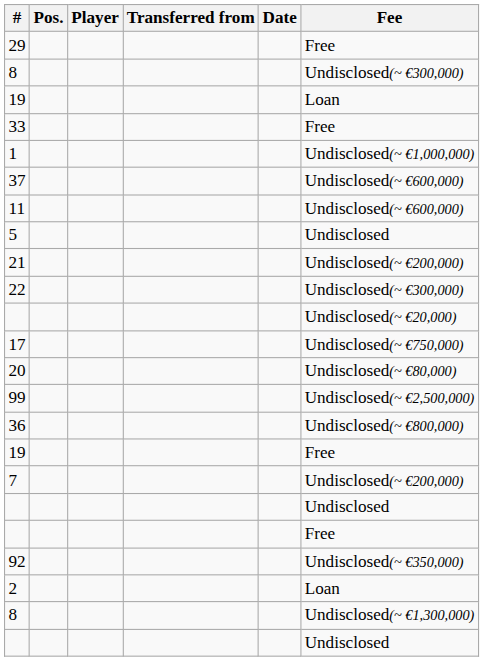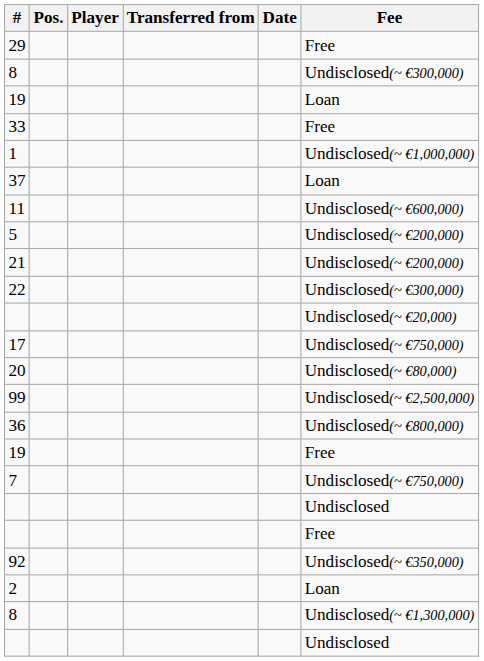(384, 180) Undisclosed(~ €600,000) -> (322, 180) Loan
(347, 235) Undisclosed -> (384, 235) Undisclosed(~ €200,000)
(384, 479) Undisclosed(~ €200,000) -> (384, 479) Undisclosed(~ €750,000)
